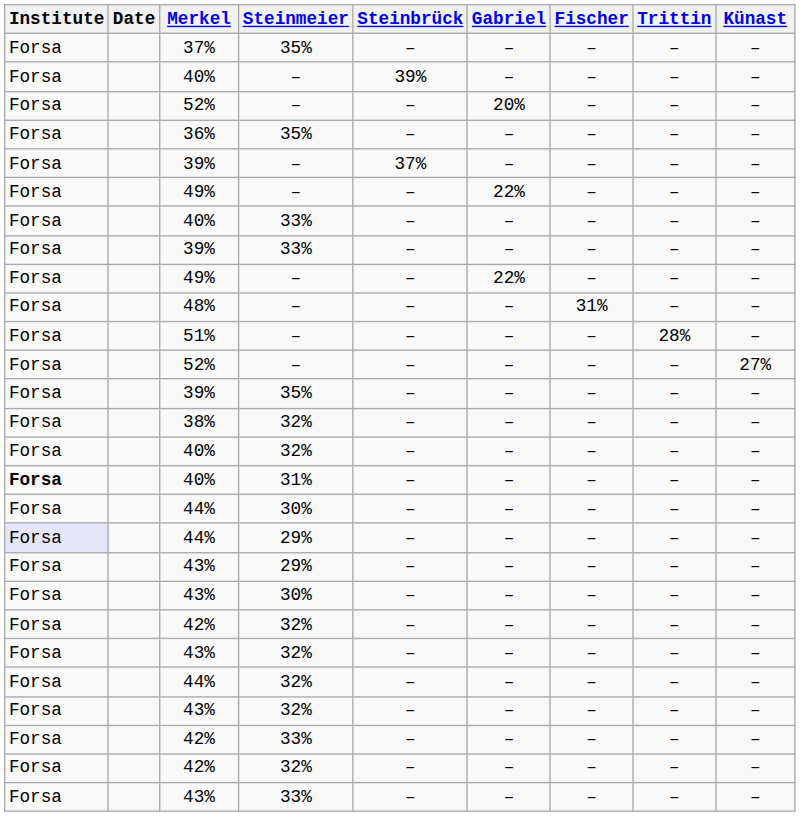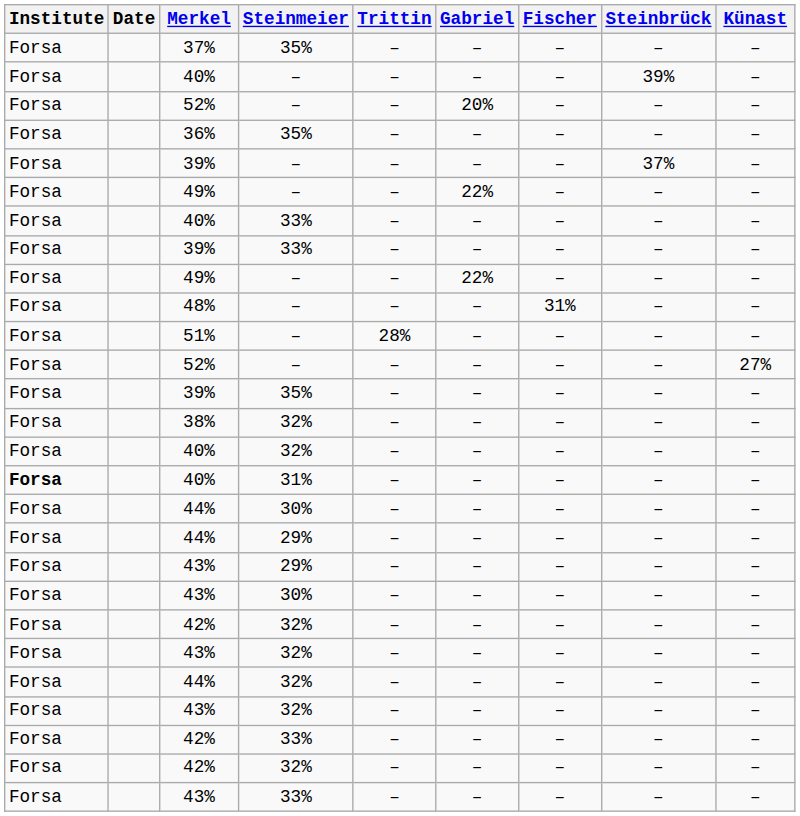columns swapped: (410, 19) <-> (674, 19)
(35, 538) lavender background -> (35, 538) no background
